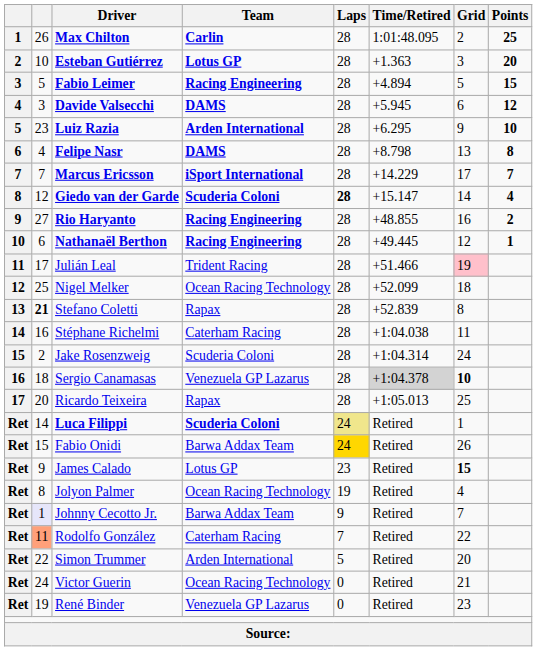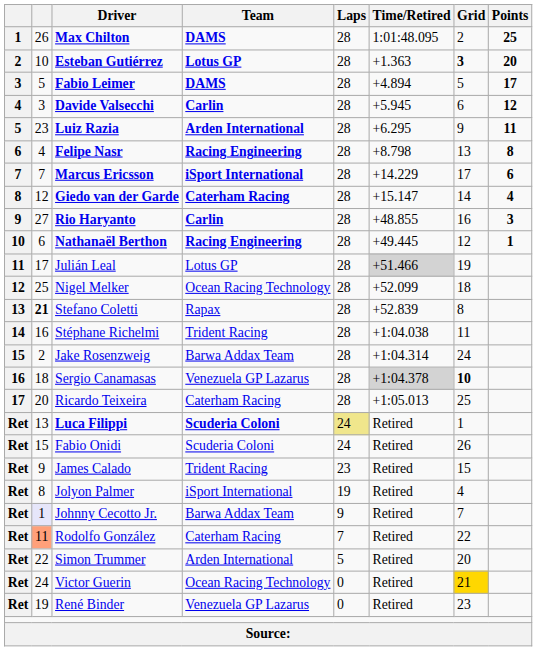(204, 38) Carlin -> (206, 38) DAMS
(460, 60) normal -> (460, 60) bold
(243, 83) Racing Engineering -> (206, 83) DAMS
(510, 83) 15 -> (510, 83) 17
(206, 106) DAMS -> (204, 106) Carlin
(510, 128) 10 -> (510, 128) 11
(206, 151) DAMS -> (243, 151) Racing Engineering
(510, 174) 7 -> (510, 174) 6
(232, 196) Scuderia Coloni -> (237, 196) Caterham Racing
(344, 196) bold -> (344, 196) normal
(243, 219) Racing Engineering -> (204, 219) Carlin
(510, 219) 2 -> (510, 219) 3
(226, 264) Trident Racing -> (211, 264) Lotus GP
(395, 264) no background -> (395, 264) lightgrey background
(464, 264) pink background -> (464, 264) no background
(233, 332) Caterham Racing -> (226, 332) Trident Racing
(230, 355) Scuderia Coloni -> (240, 355) Barwa Addax Team
(203, 400) Rapax -> (233, 400) Caterham Racing
(42, 423) 14 -> (42, 423) 13
(240, 446) Barwa Addax Team -> (230, 446) Scuderia Coloni
(344, 446) gold background -> (344, 446) no background
(211, 468) Lotus GP -> (226, 468) Trident Racing
(464, 468) bold -> (464, 468) normal
(258, 491) Ocean Racing Technology -> (239, 491) iSport International
(464, 581) no background -> (464, 581) gold background
